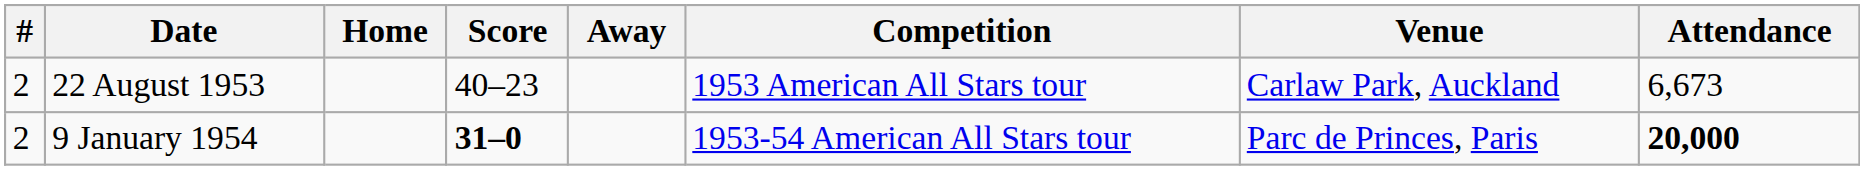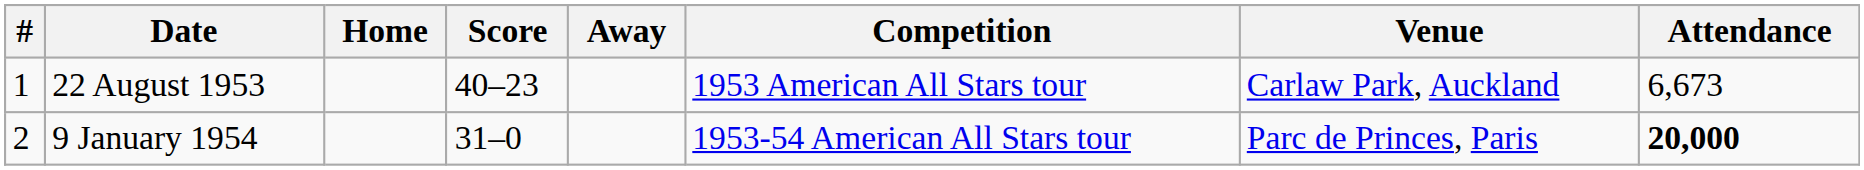(21, 84) 2 -> (21, 84) 1
(488, 137) bold -> (488, 137) normal
